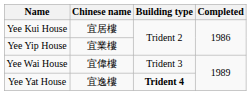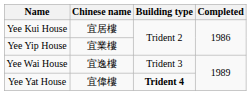(102, 63) 宜偉樓 -> (102, 63) 宜逸樓
(102, 81) 宜逸樓 -> (102, 81) 宜偉樓
